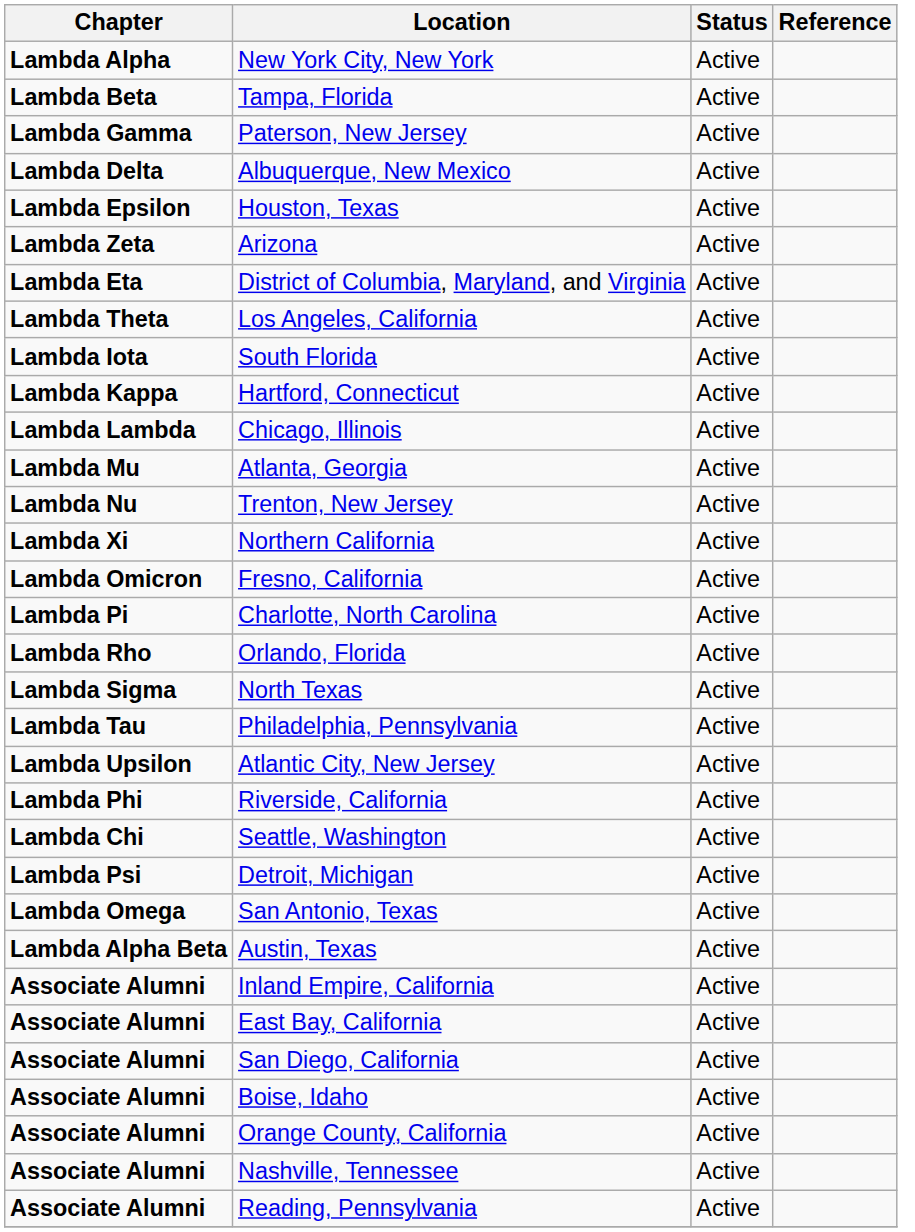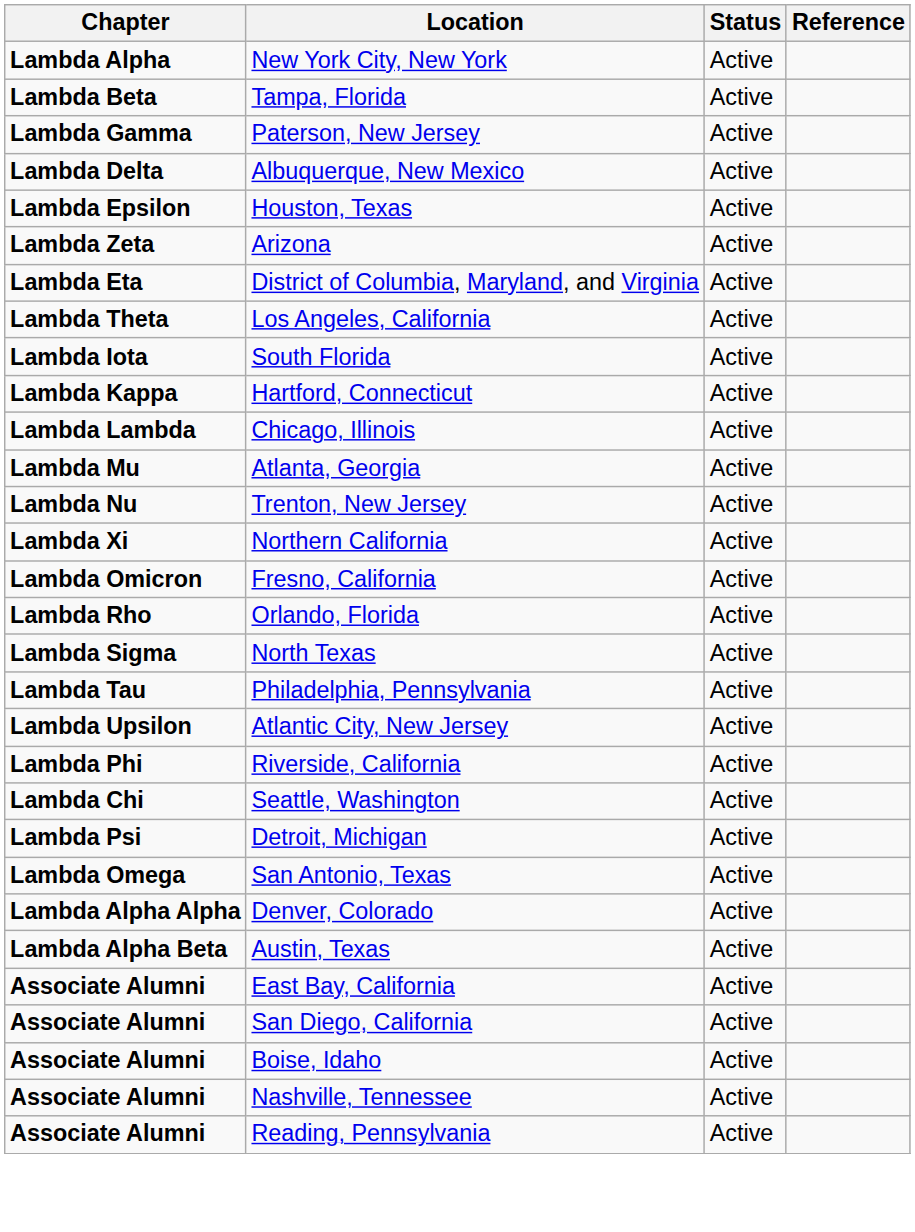- row: (367, 615)
+ row: (342, 912)
- row: (366, 986)
- row: (372, 1134)
